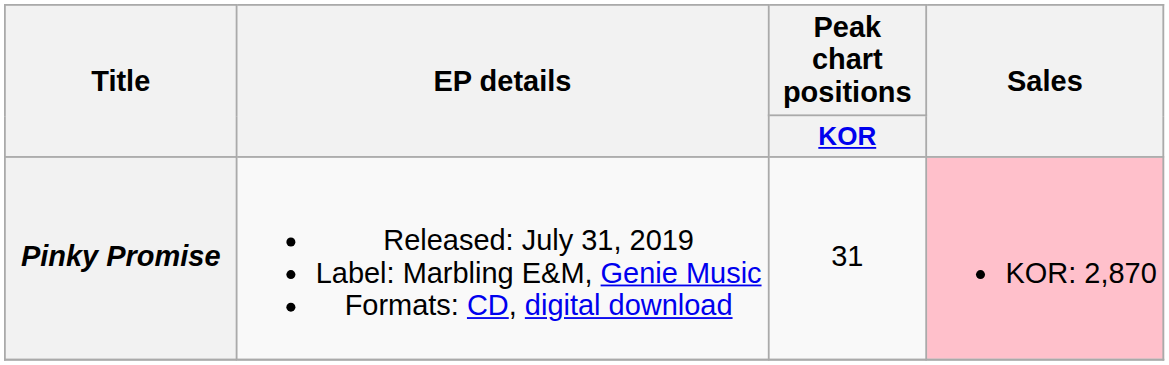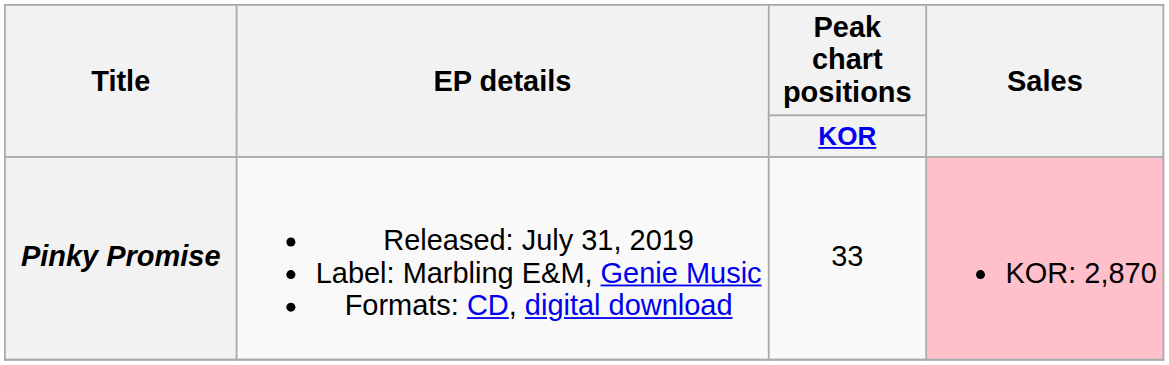(847, 257) 31 -> (847, 257) 33
